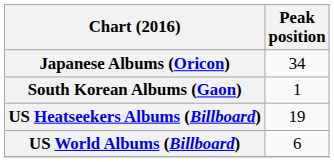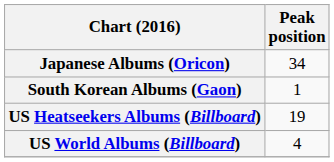(297, 143) 6 -> (297, 143) 4
